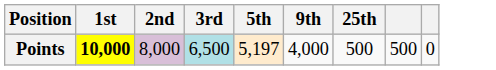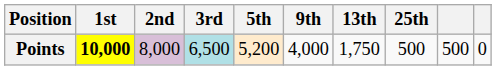+ column: (359, 19)
(259, 49) 5,197 -> (259, 49) 5,200
